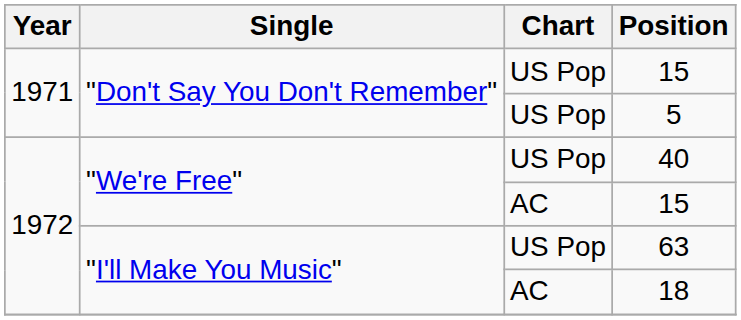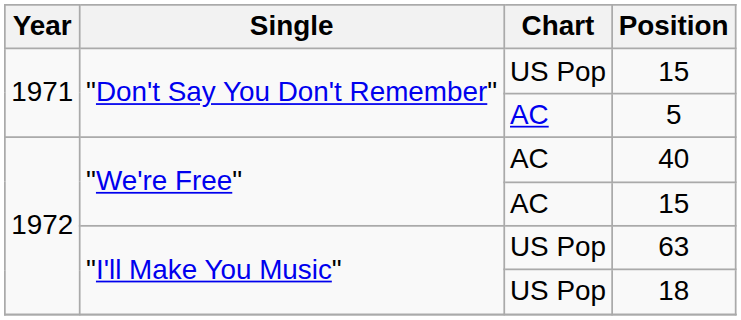(558, 114) US Pop -> (529, 114) AC
(558, 159) US Pop -> (529, 159) AC
(529, 291) AC -> (558, 291) US Pop
